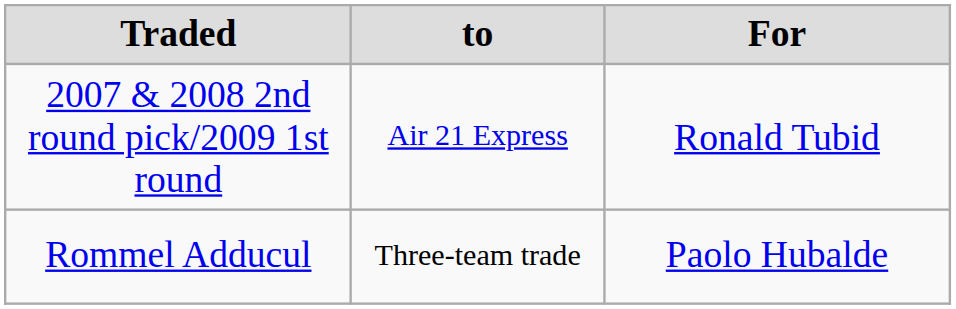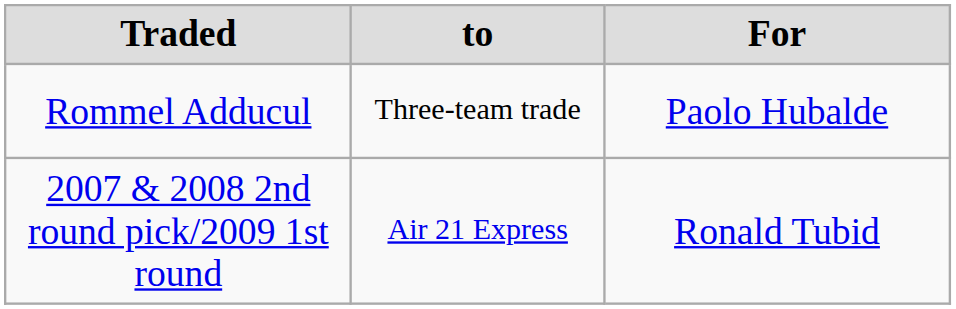rows swapped: (178, 136) <-> (178, 255)
